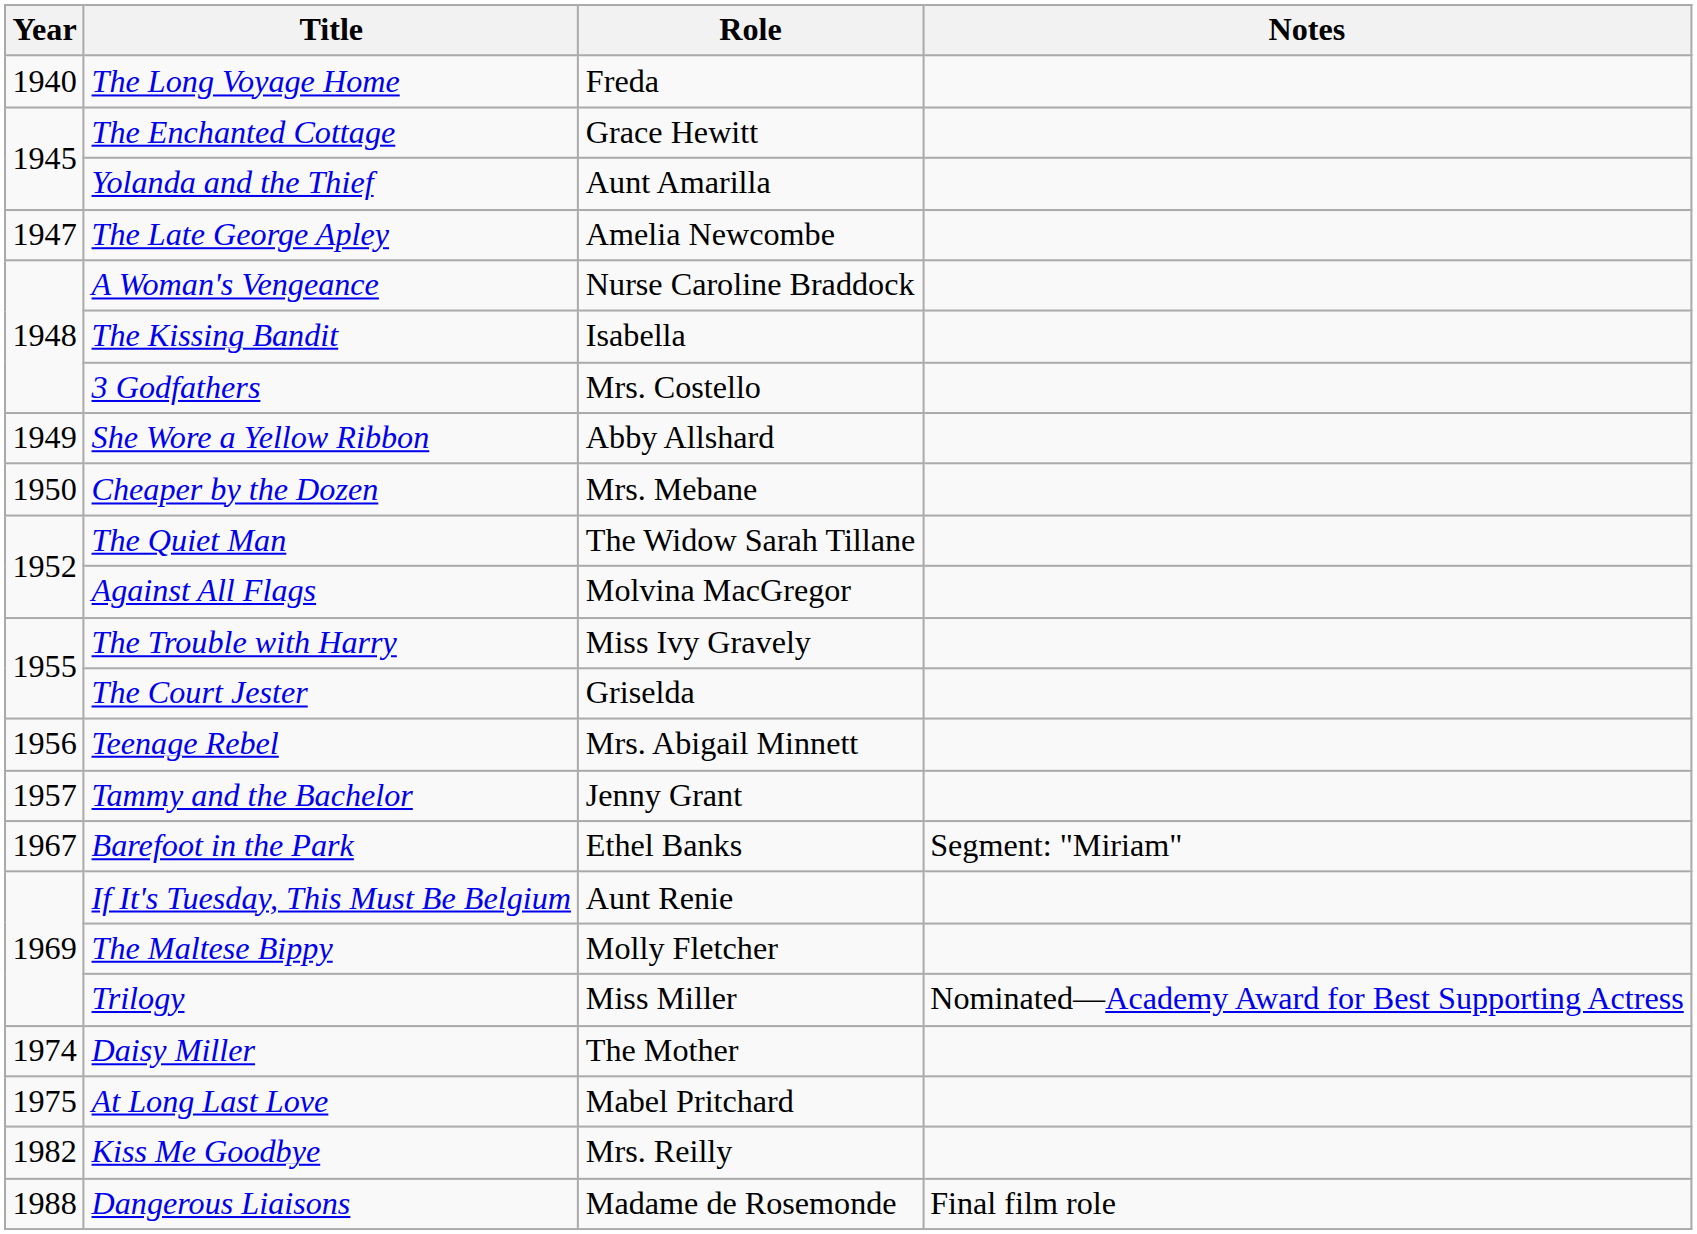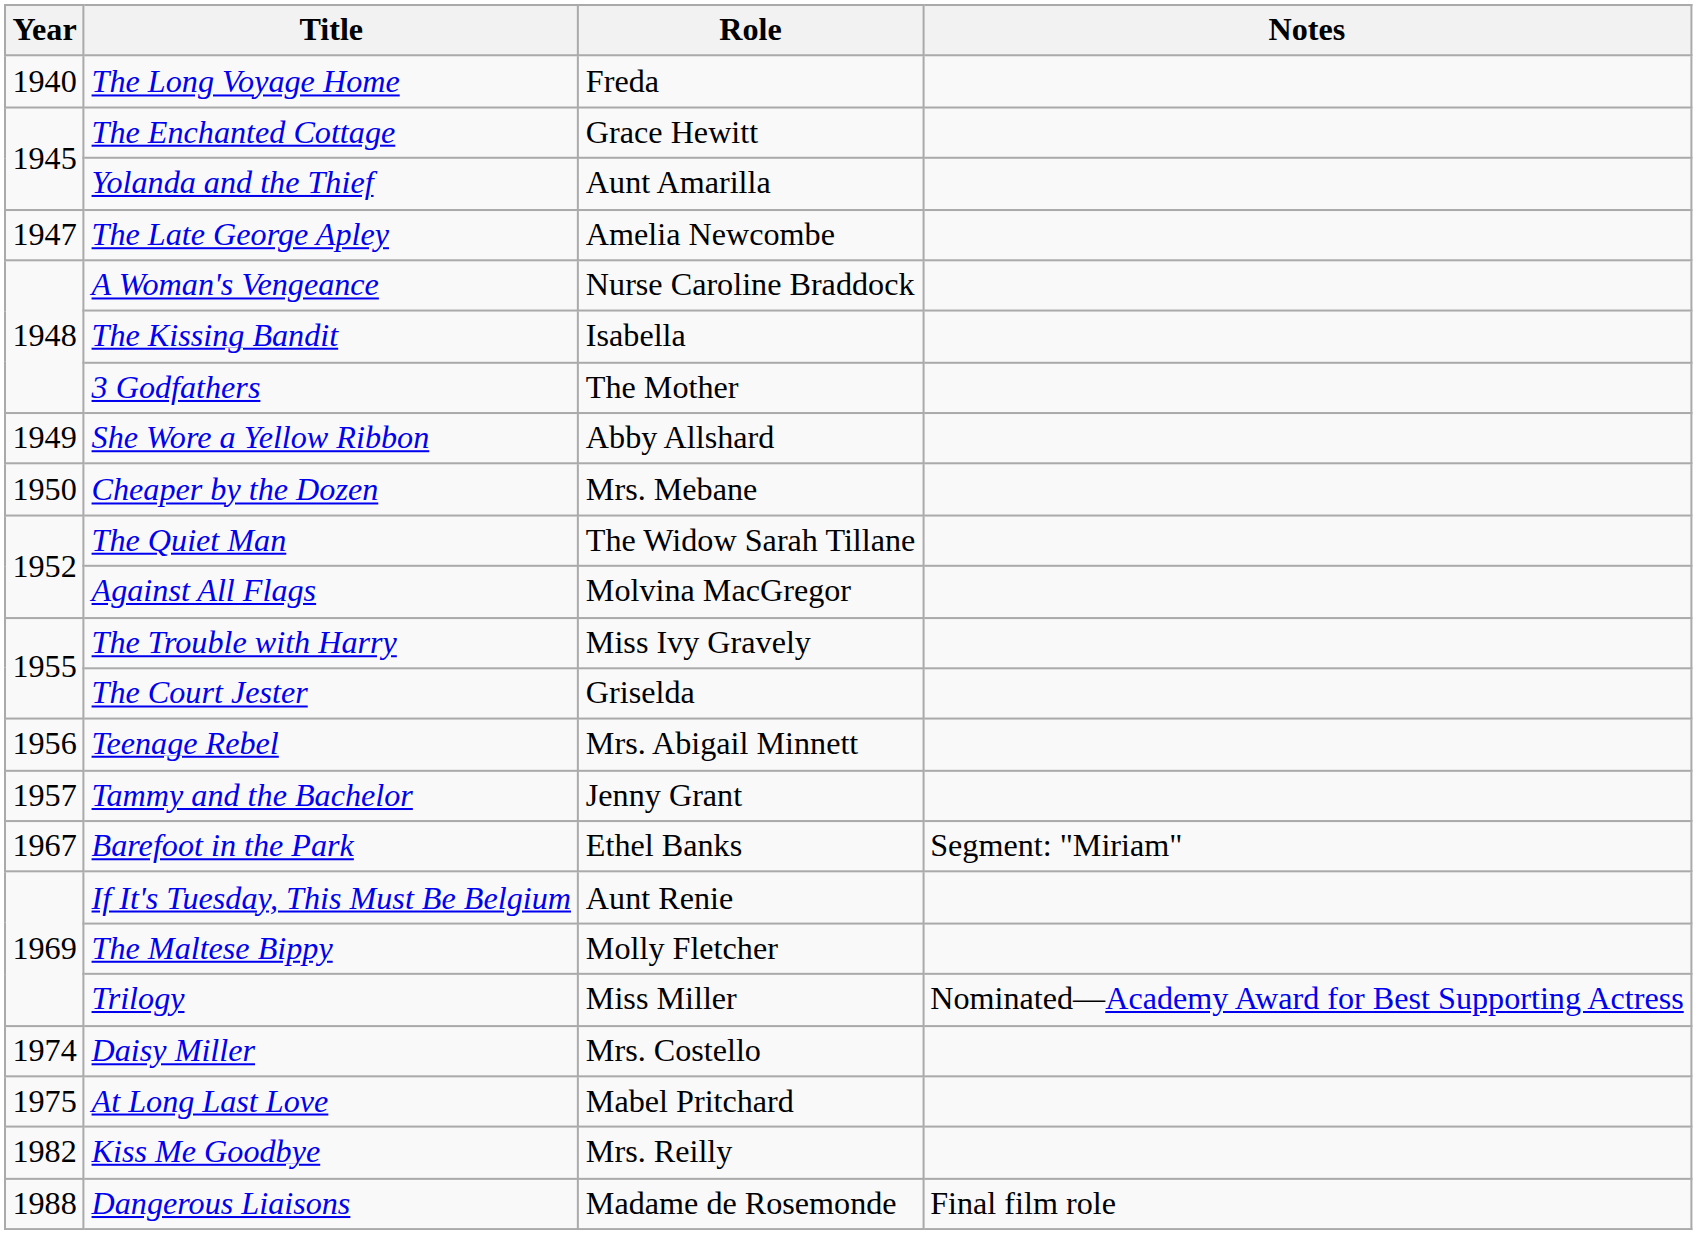(673, 387) Mrs. Costello -> (662, 387) The Mother
(662, 1050) The Mother -> (673, 1050) Mrs. Costello
